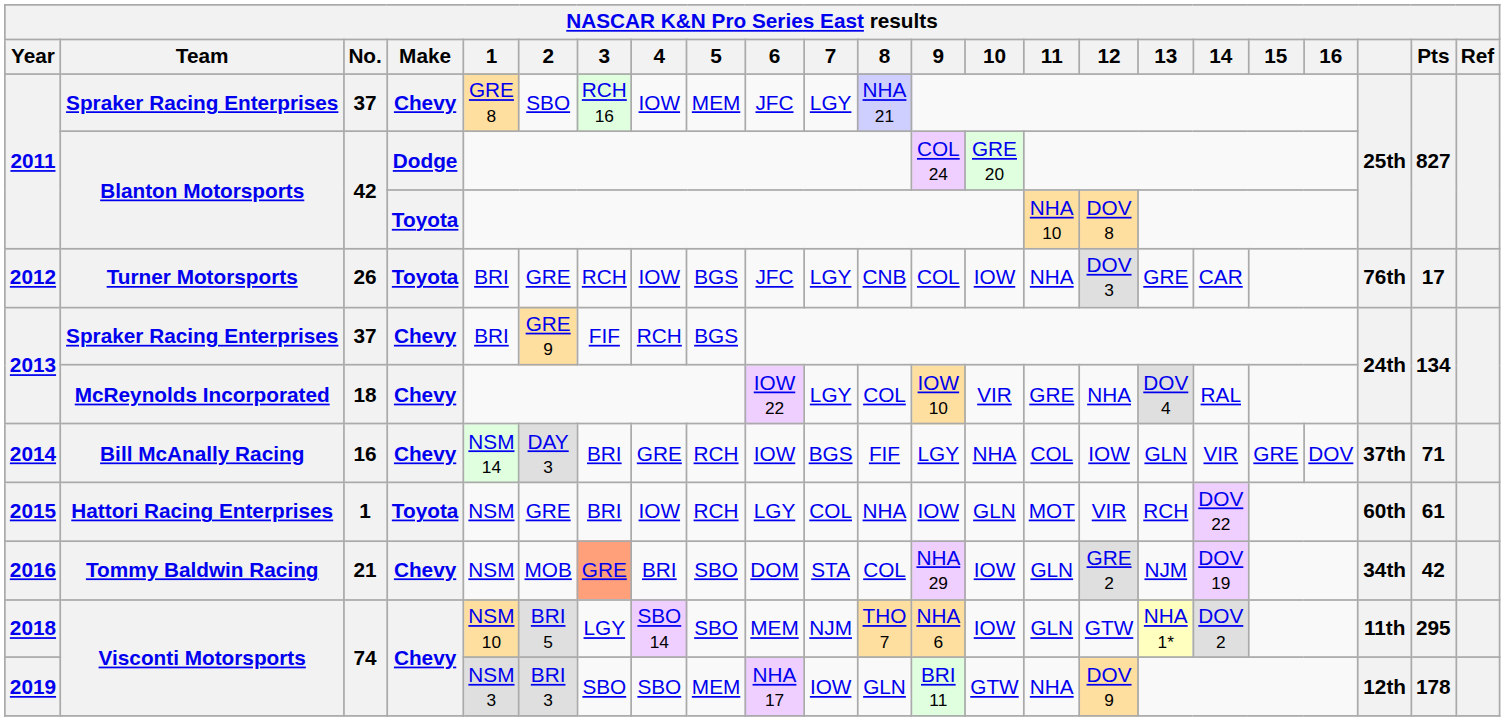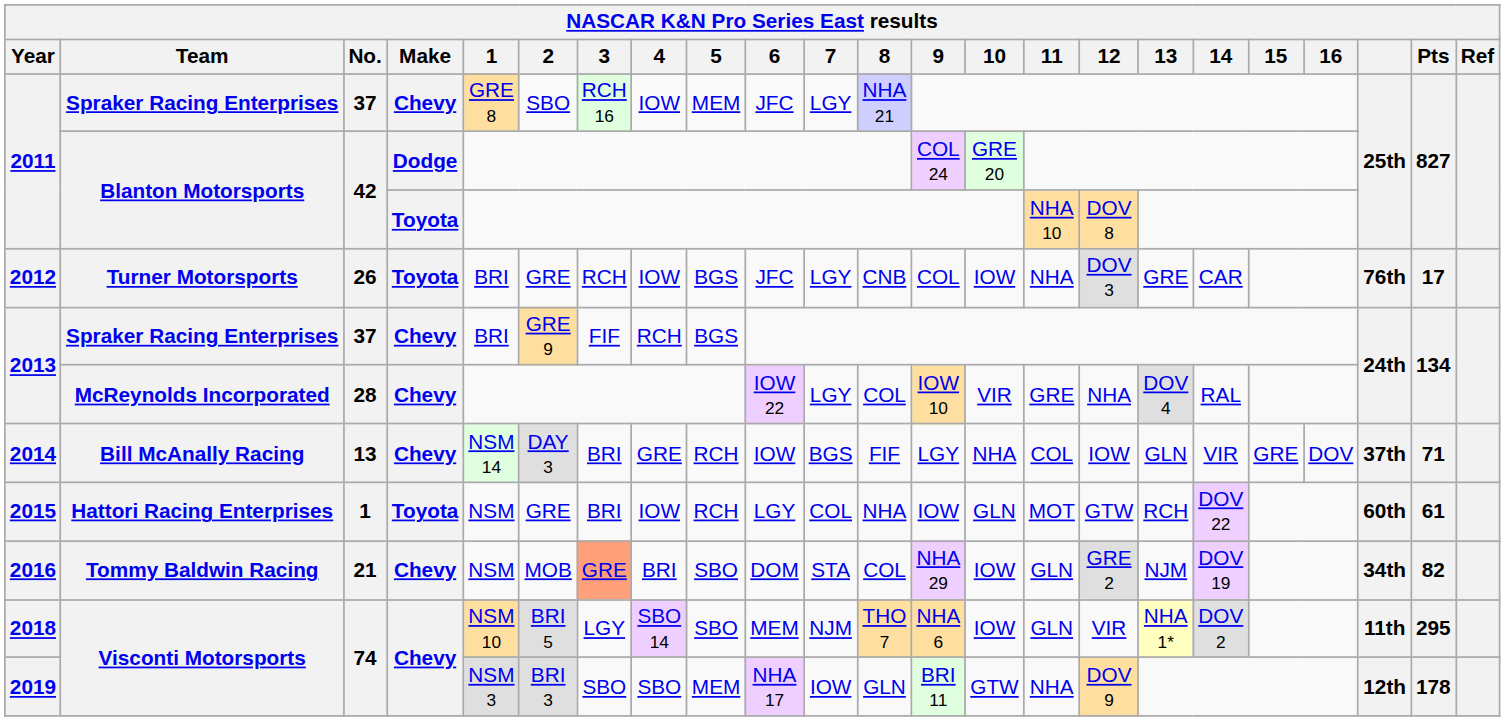(365, 395) 18 -> (365, 395) 28
(365, 453) 16 -> (365, 453) 13
(1109, 512) VIR -> (1109, 512) GTW
(1433, 570) 42 -> (1433, 570) 82
(1109, 629) GTW -> (1109, 629) VIR
